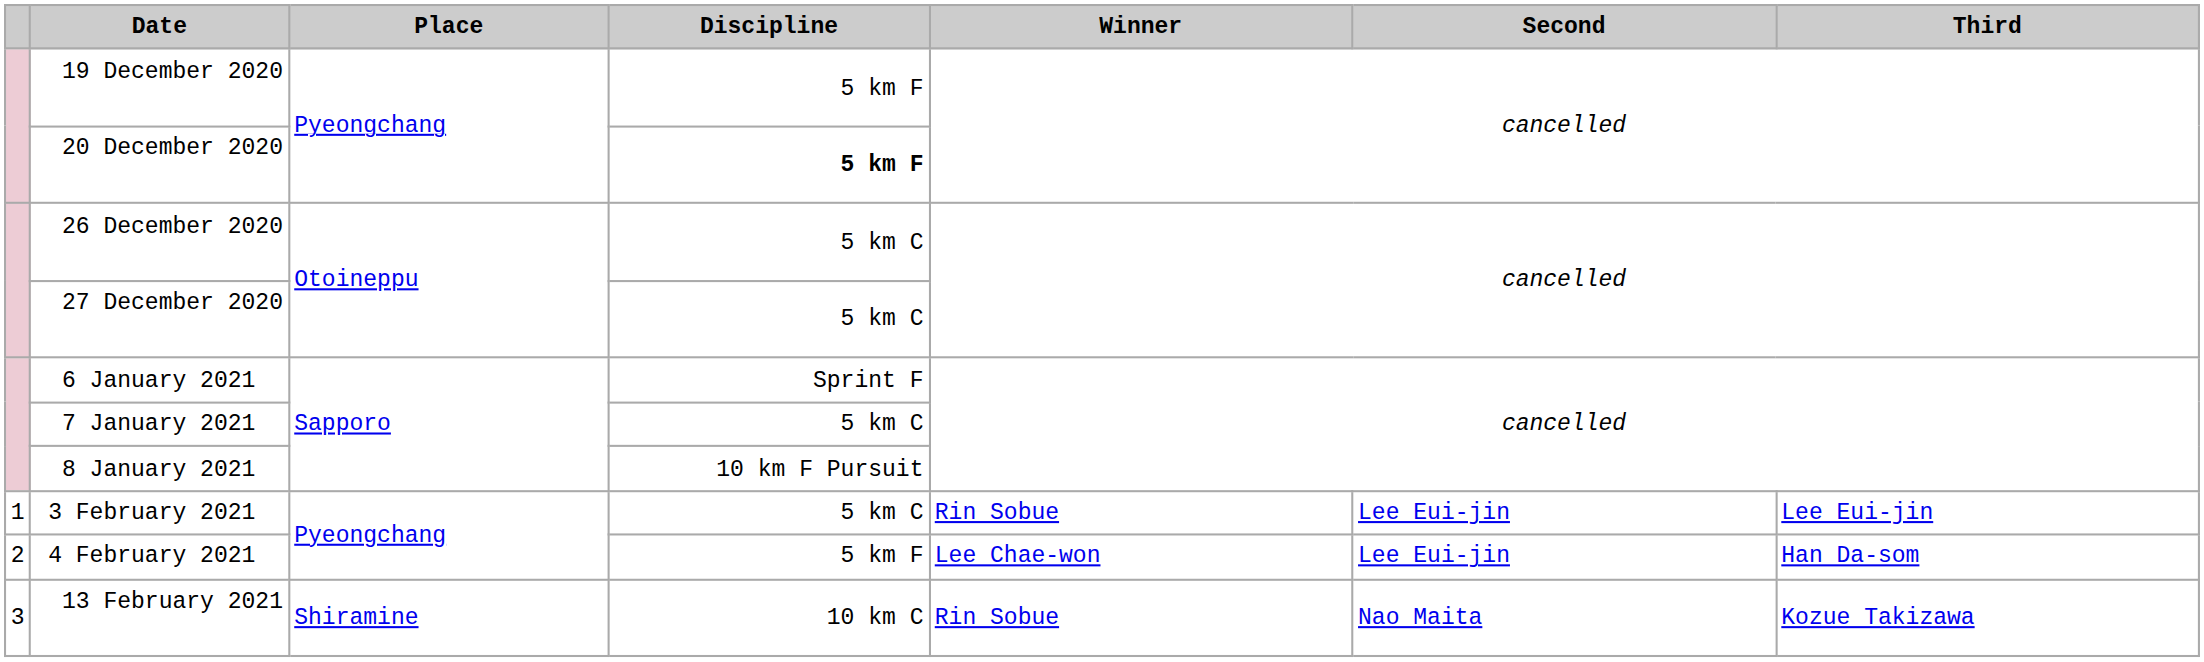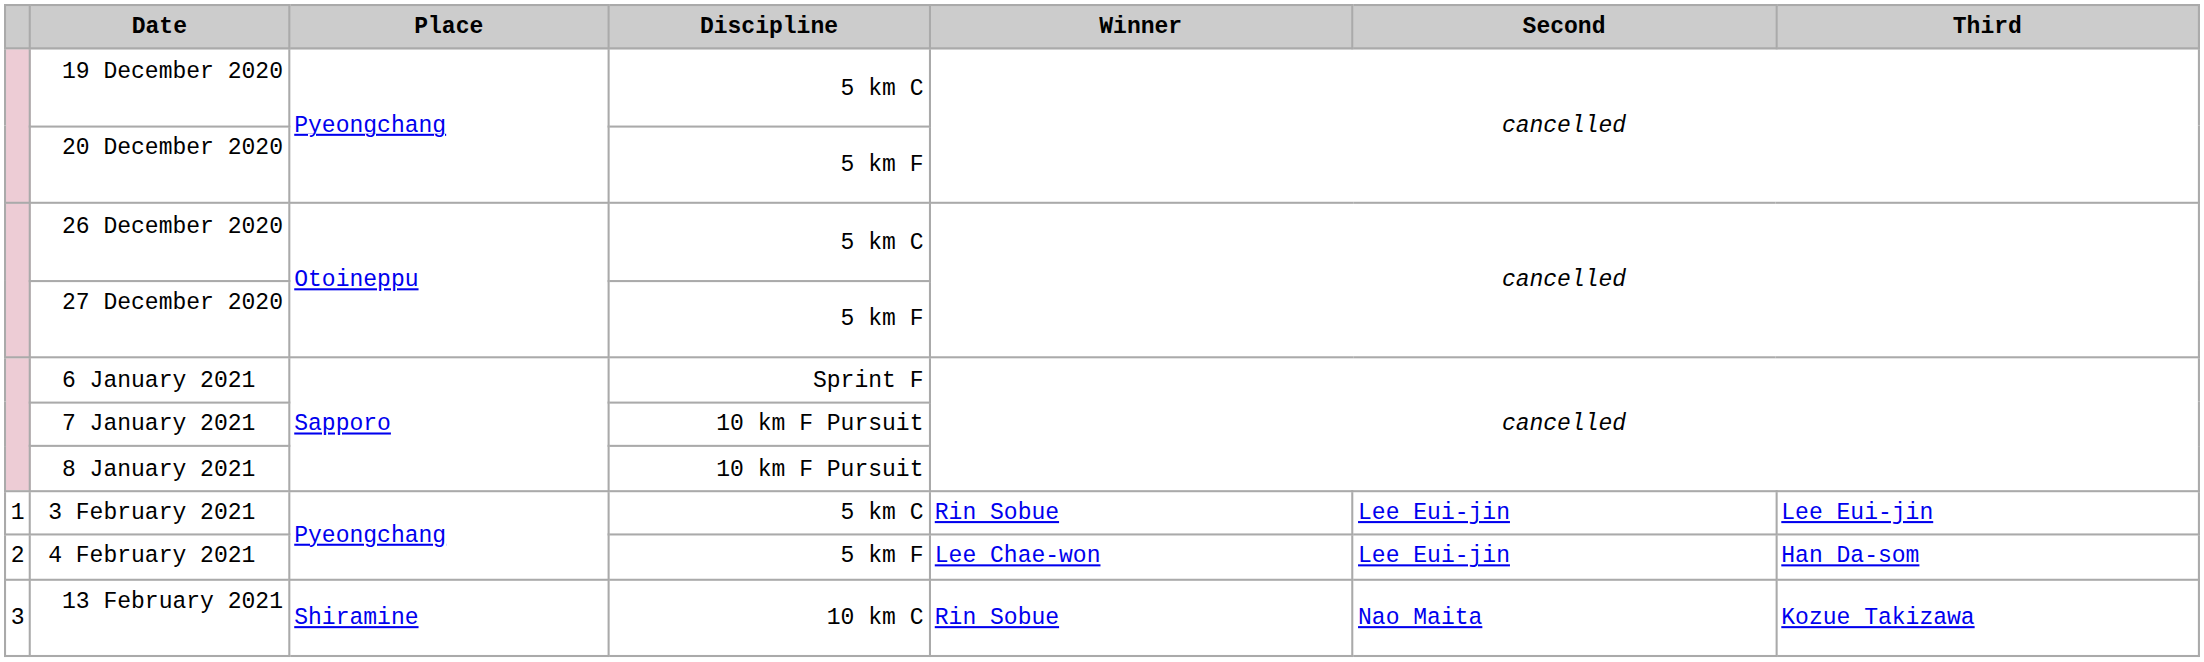(882, 88) 5 km F -> (882, 88) 5 km C
(882, 165) bold -> (882, 165) normal
(882, 320) 5 km C -> (882, 320) 5 km F
(882, 425) 5 km C -> (820, 425) 10 km F Pursuit
